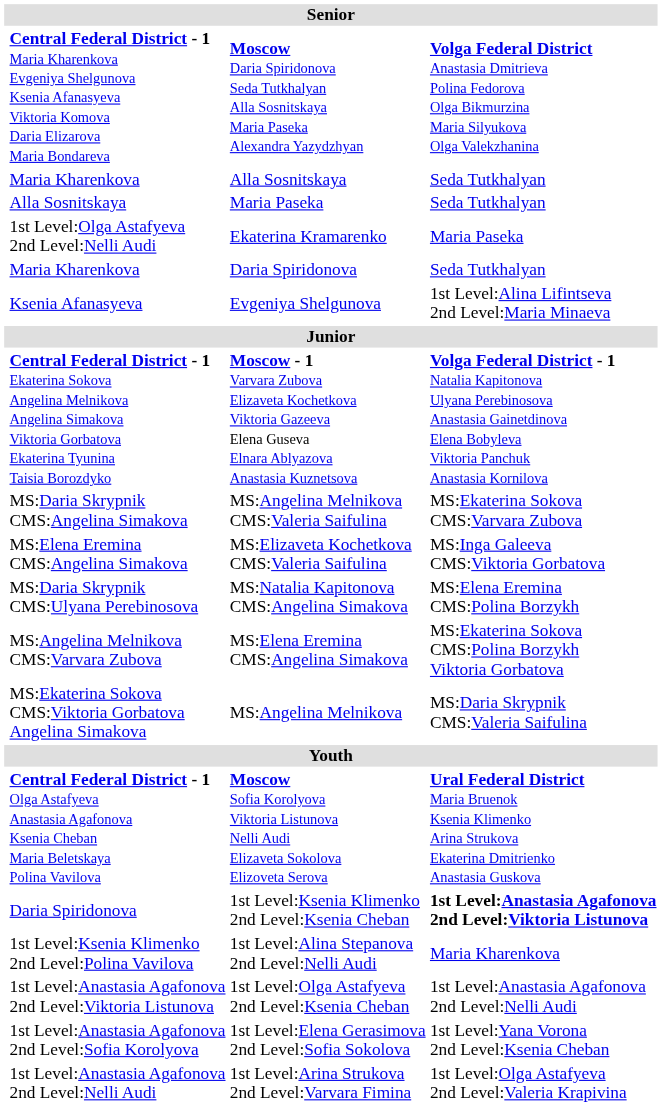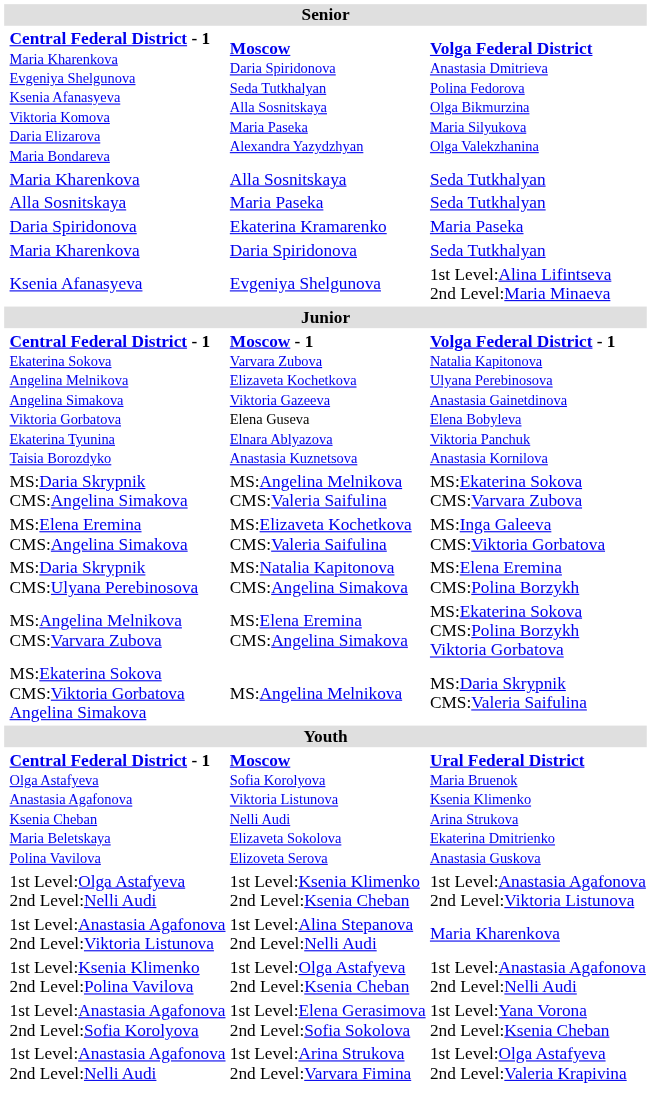(97, 236) 1st Level:Olga Astafyeva 2nd Level:Nelli Audi -> (73, 226) Daria Spiridonova
(73, 910) Daria Spiridonova -> (97, 890) 1st Level:Olga Astafyeva 2nd Level:Nelli Audi
(543, 910) bold -> (538, 890) normal
(105, 953) 1st Level:Ksenia Klimenko 2nd Level:Polina Vavilova -> (118, 934) 1st Level:Anastasia Agafonova 2nd Level:Viktoria Listunova
(118, 996) 1st Level:Anastasia Agafonova 2nd Level:Viktoria Listunova -> (105, 977) 1st Level:Ksenia Klimenko 2nd Level:Polina Vavilova
